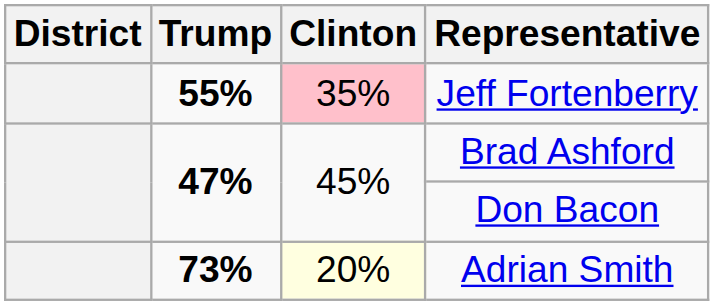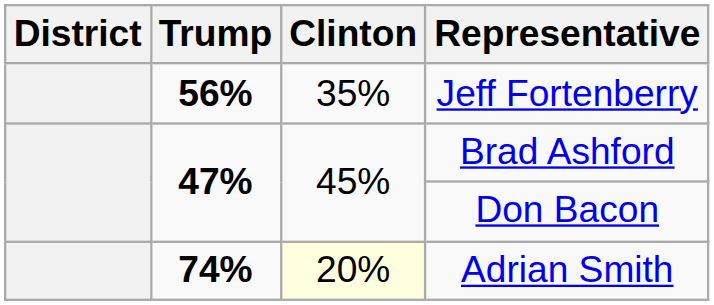(215, 92) 55% -> (215, 92) 56%
(353, 92) pink background -> (353, 92) no background
(215, 269) 73% -> (215, 269) 74%
